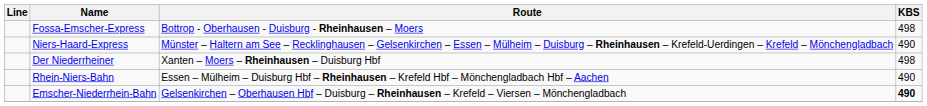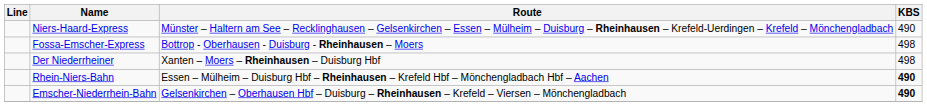rows swapped: (80, 45) <-> (88, 28)
(907, 77) normal -> (907, 77) bold
